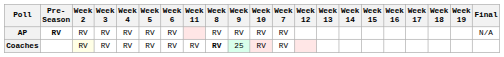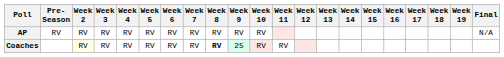columns swapped: (283, 15) <-> (194, 15)
(56, 33) bold -> (56, 33) normal
